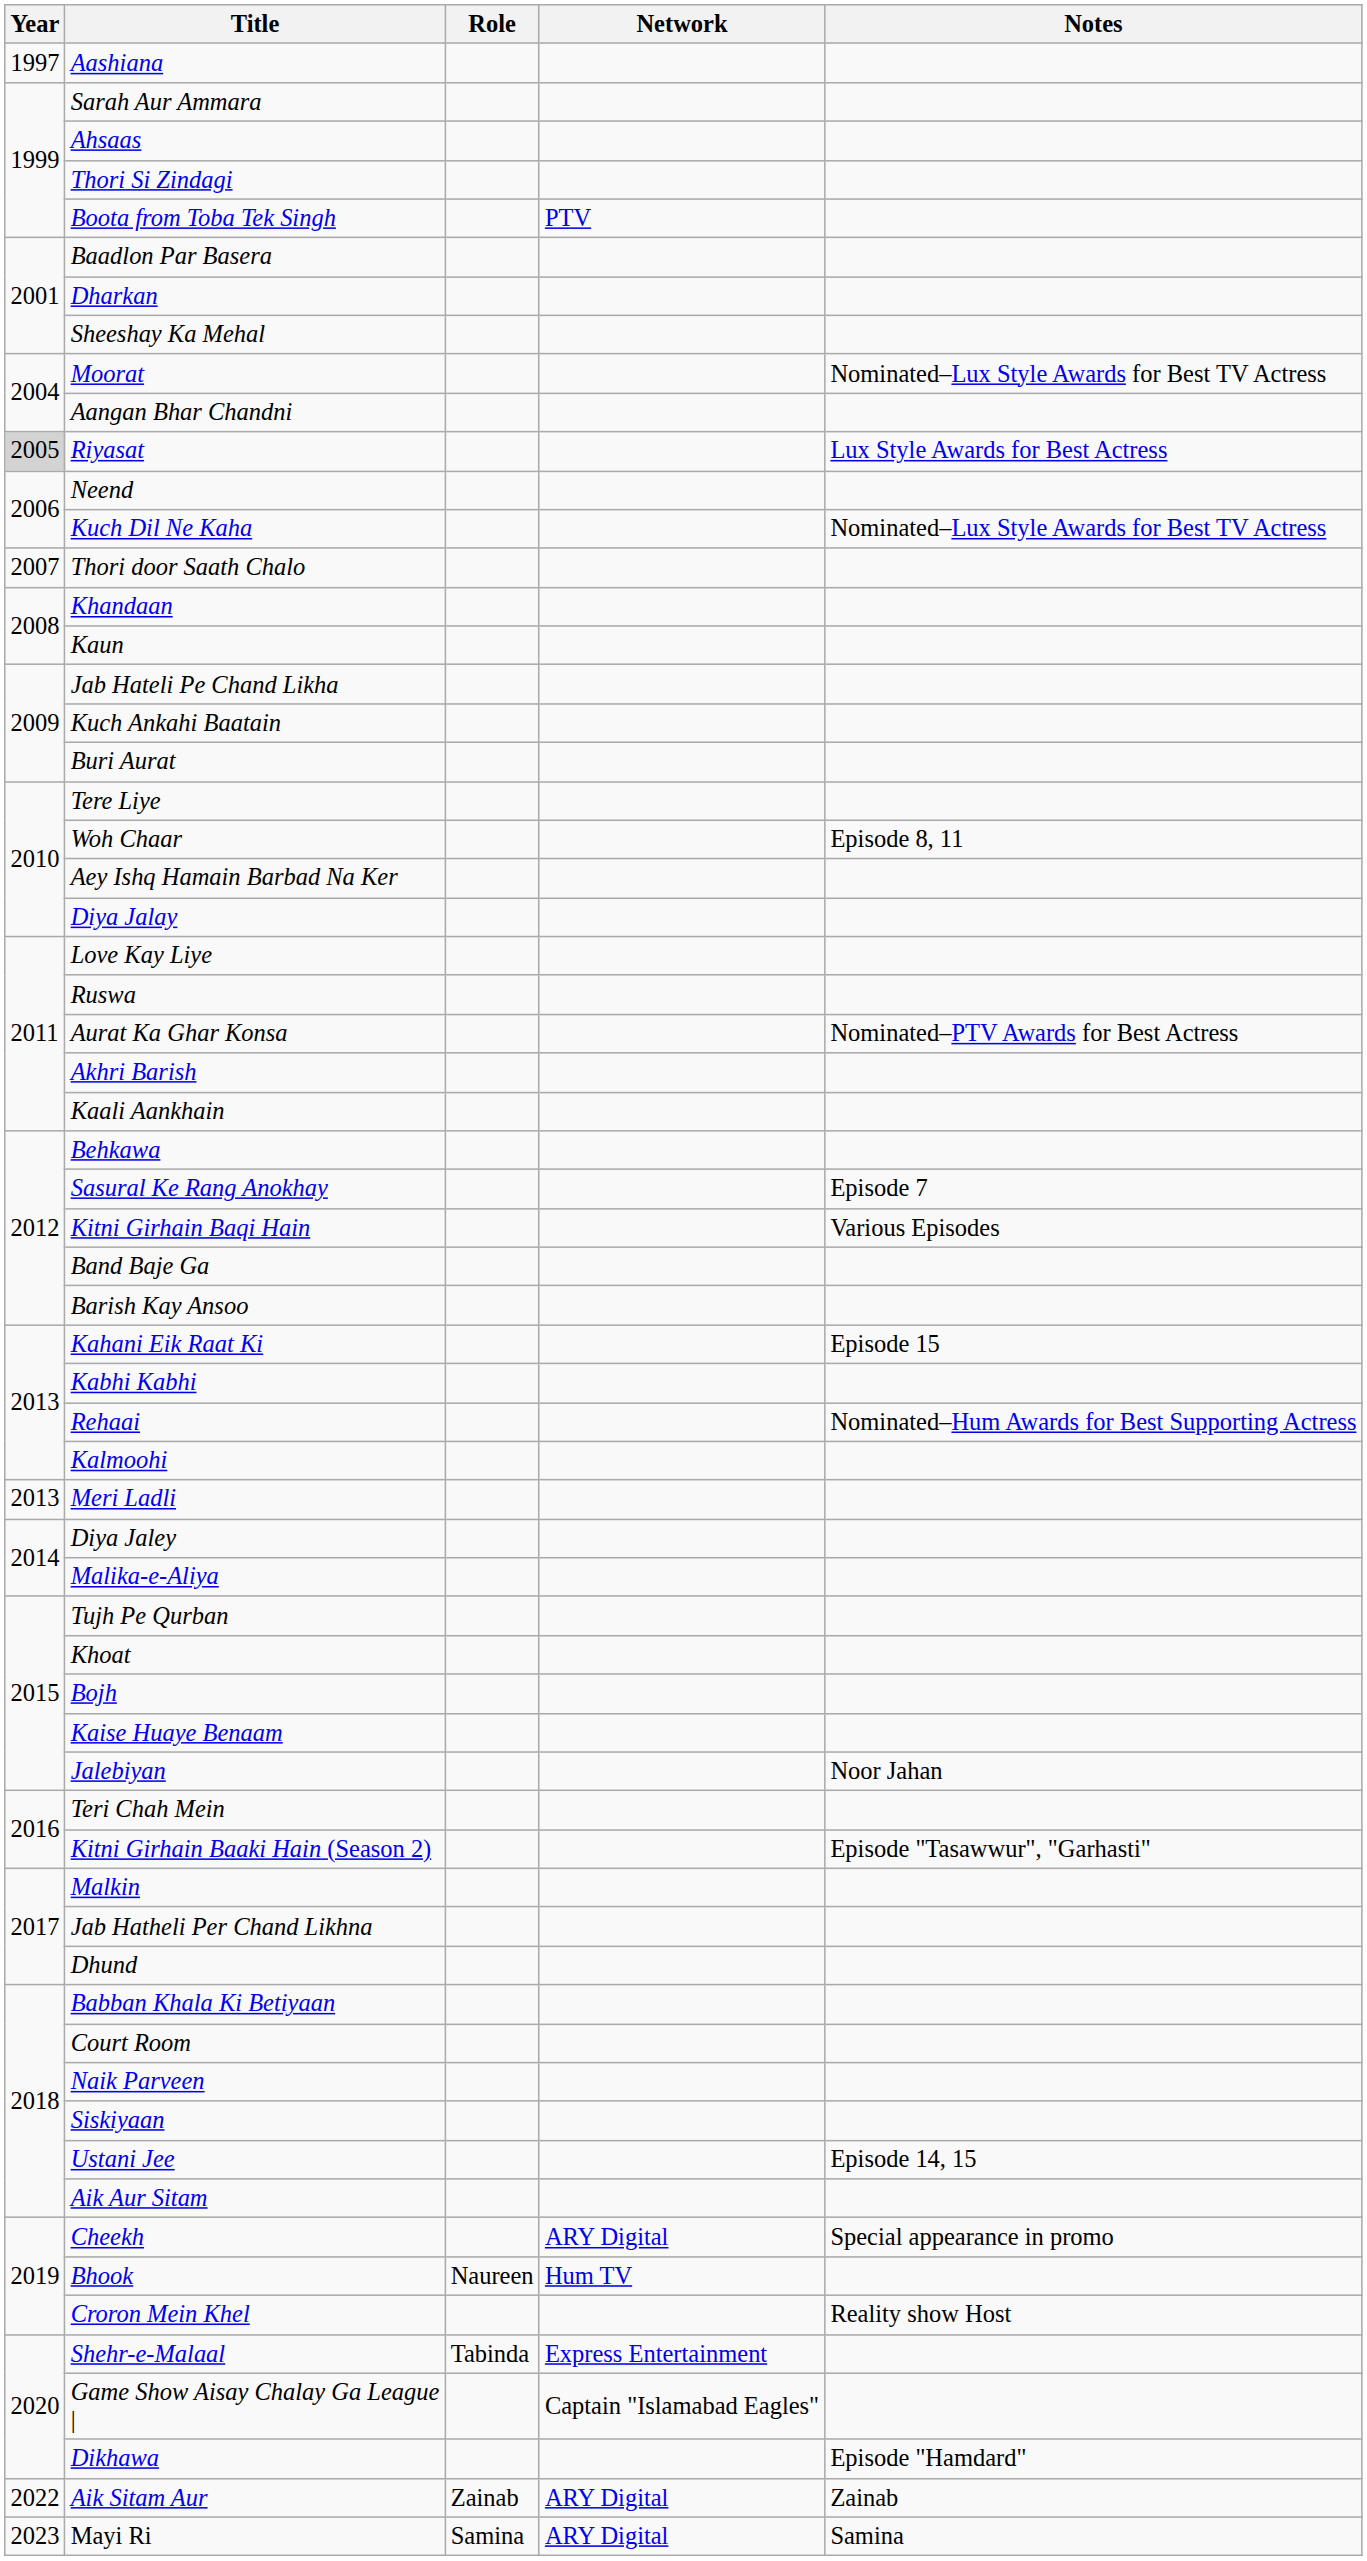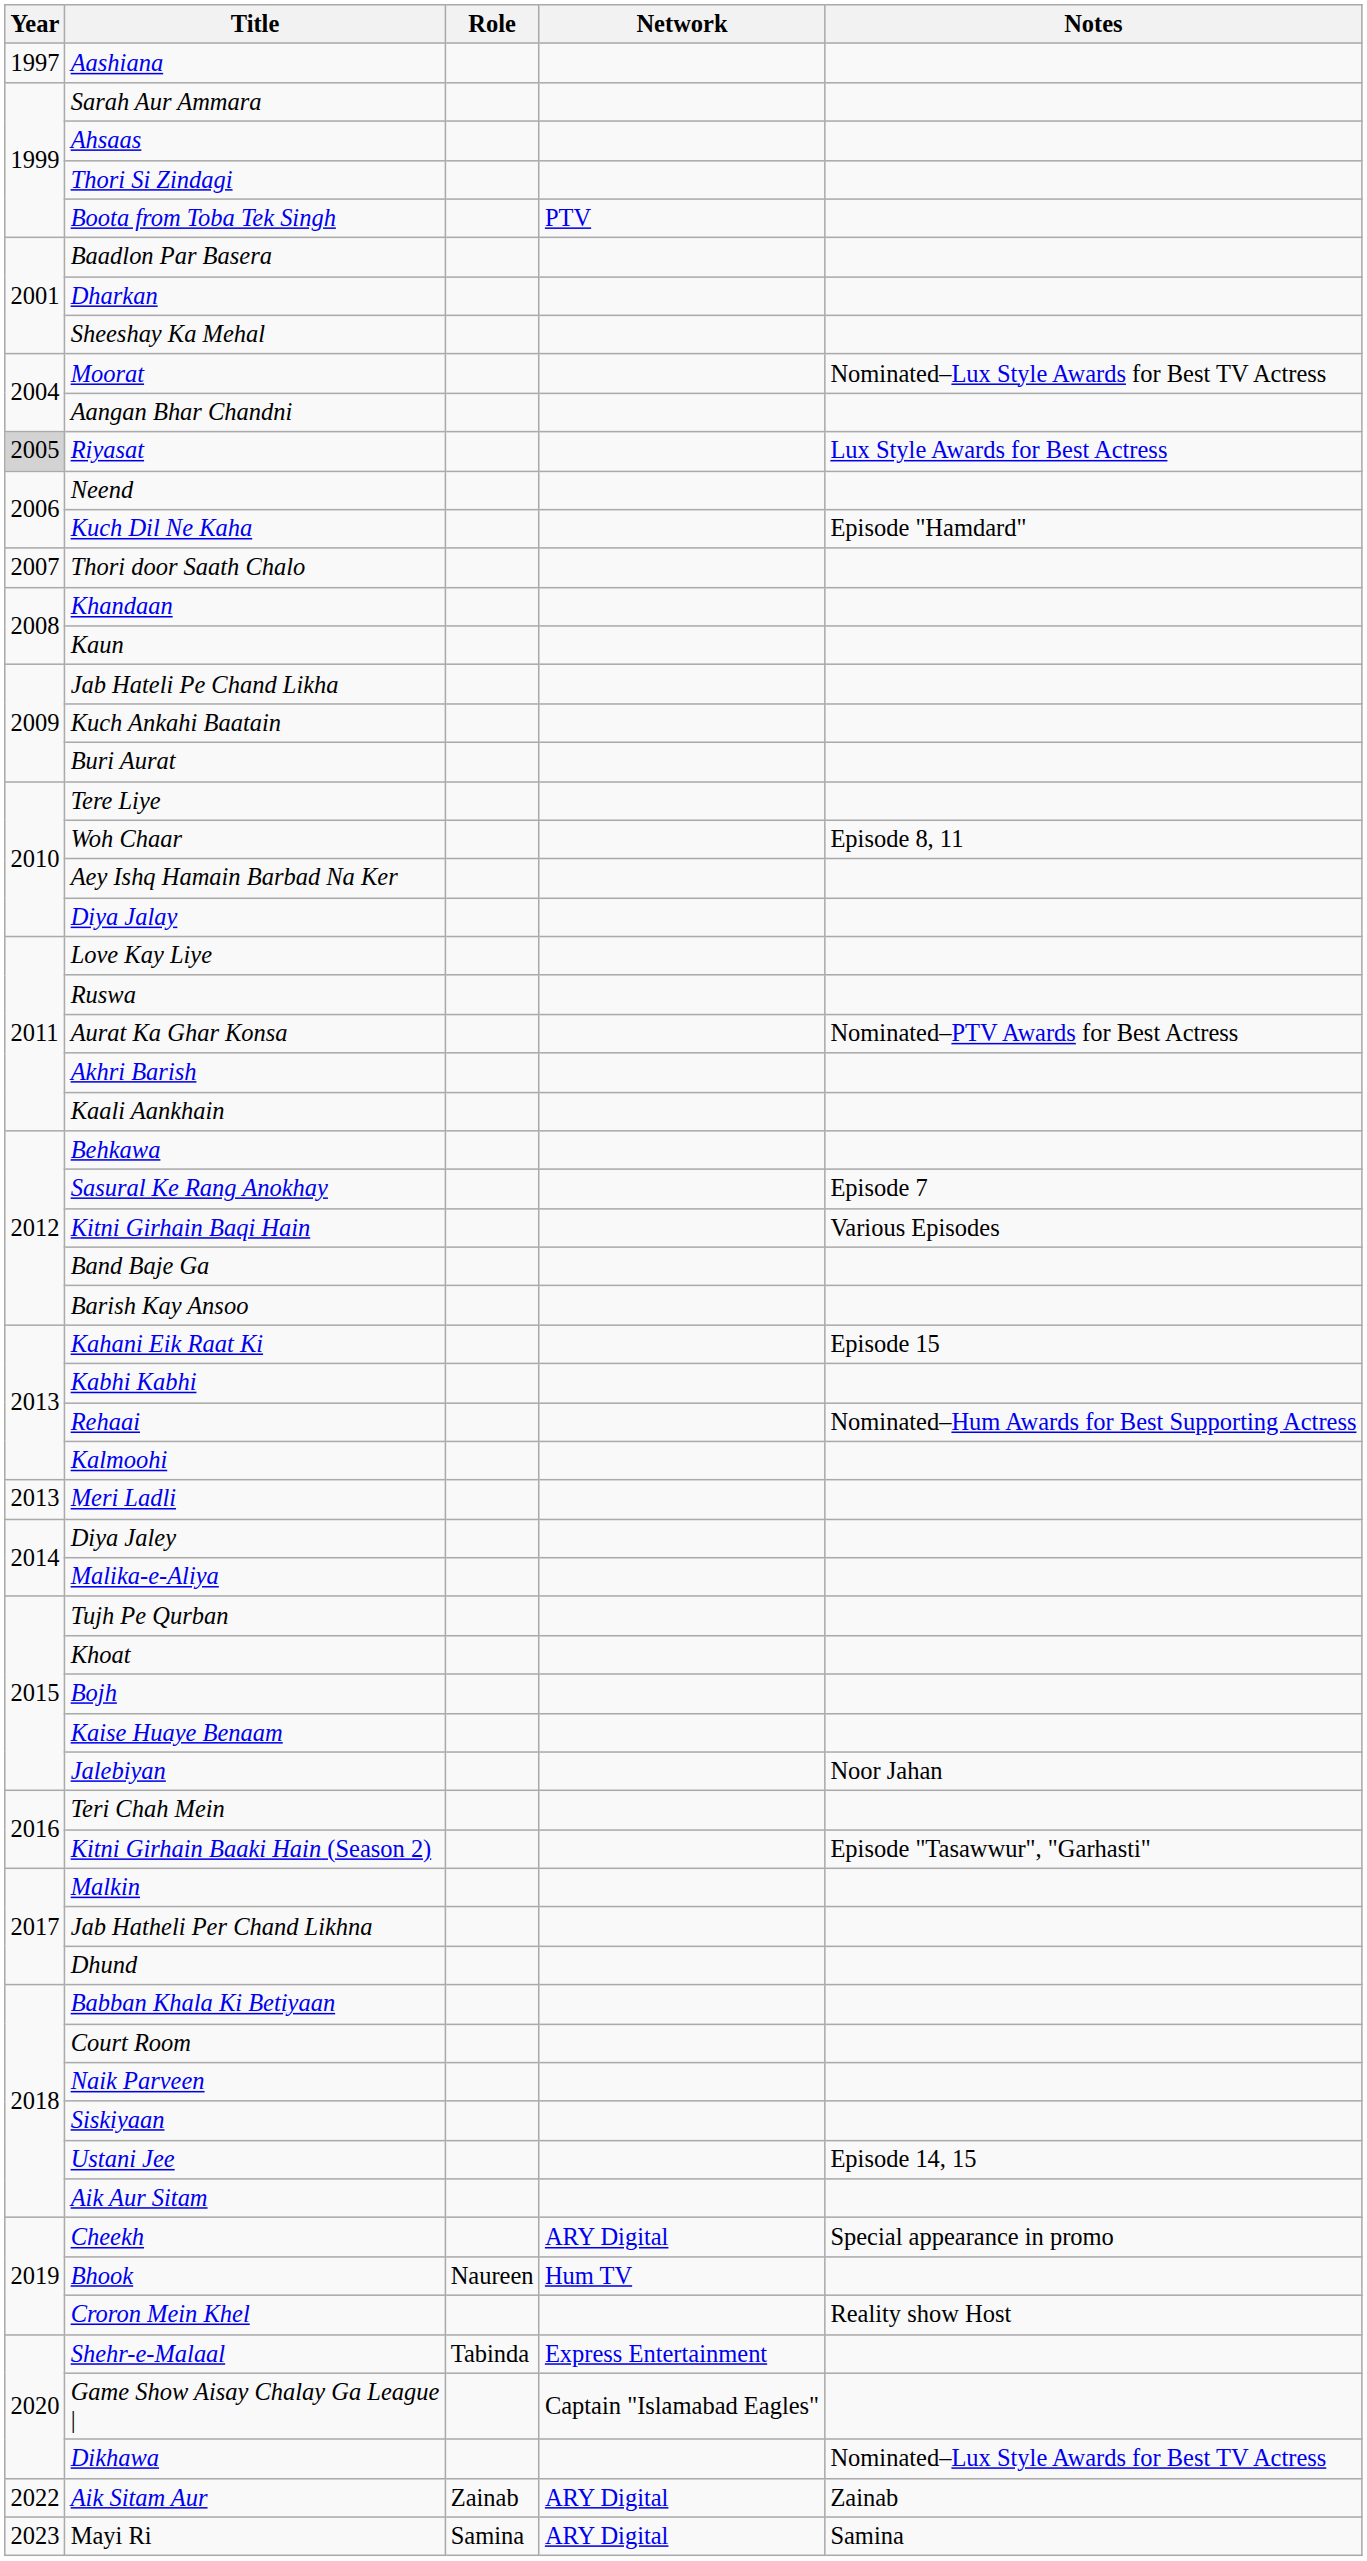(1078, 528) Nominated–Lux Style Awards for Best TV Actress -> (928, 528) Episode "Hamdard"
(928, 2458) Episode "Hamdard" -> (1078, 2458) Nominated–Lux Style Awards for Best TV Actress
